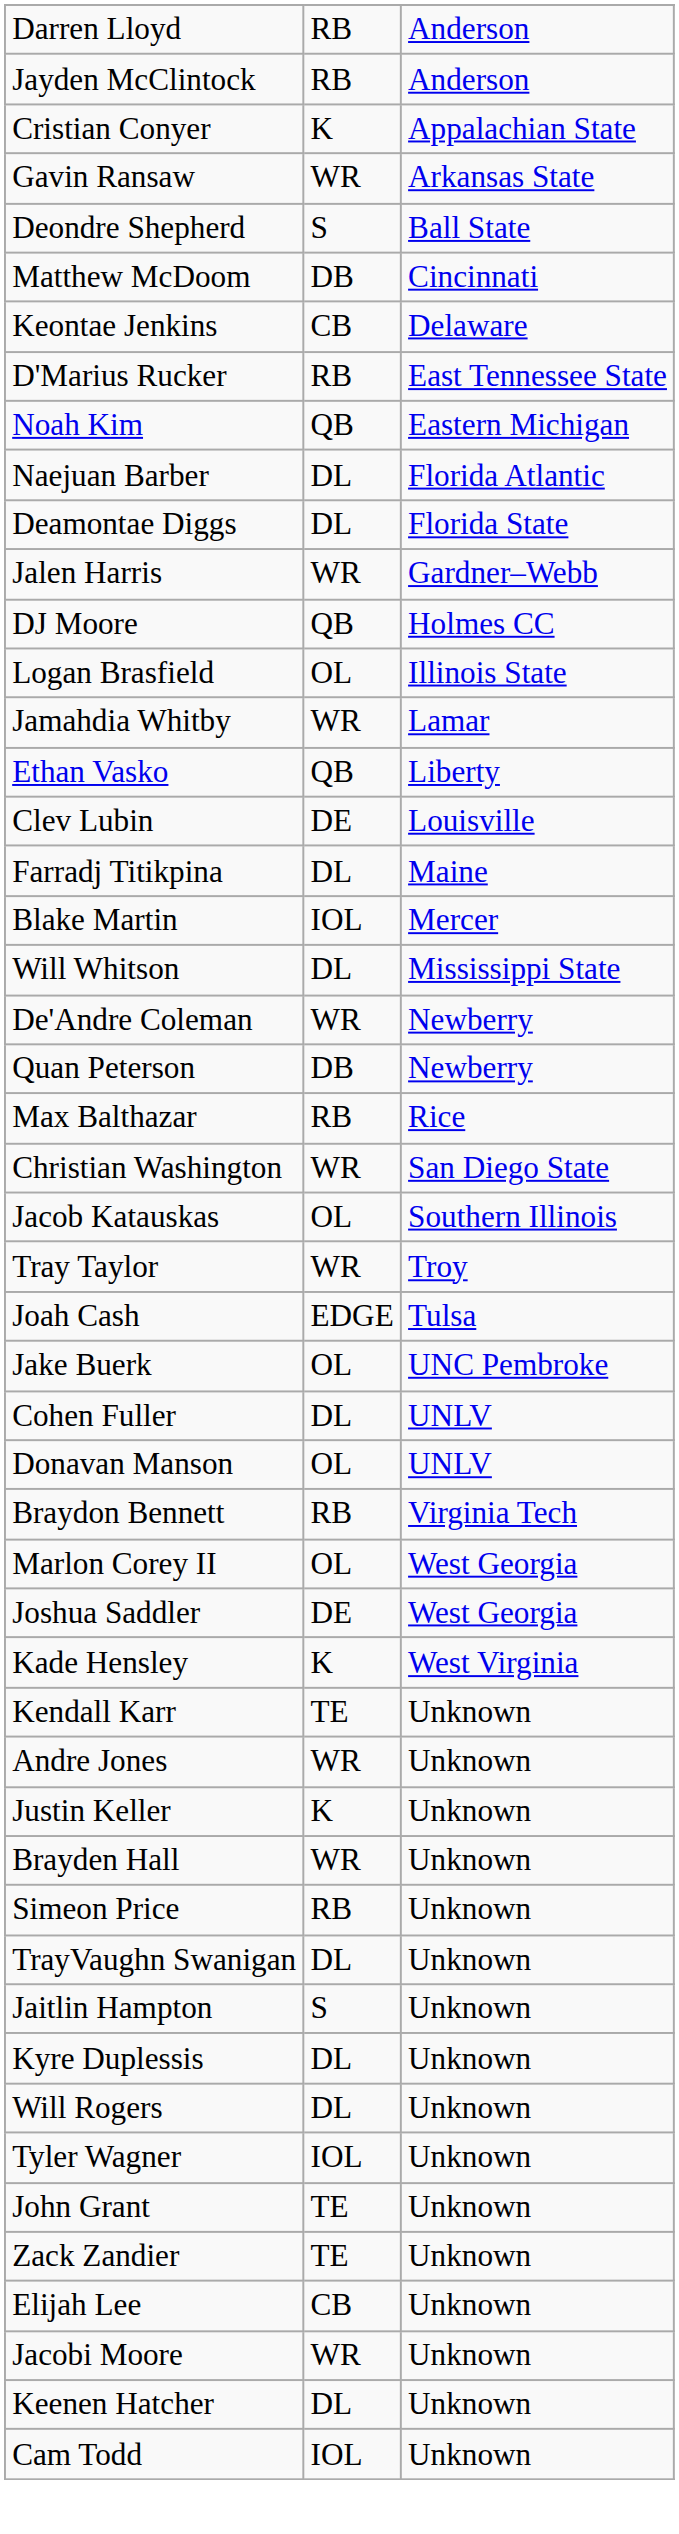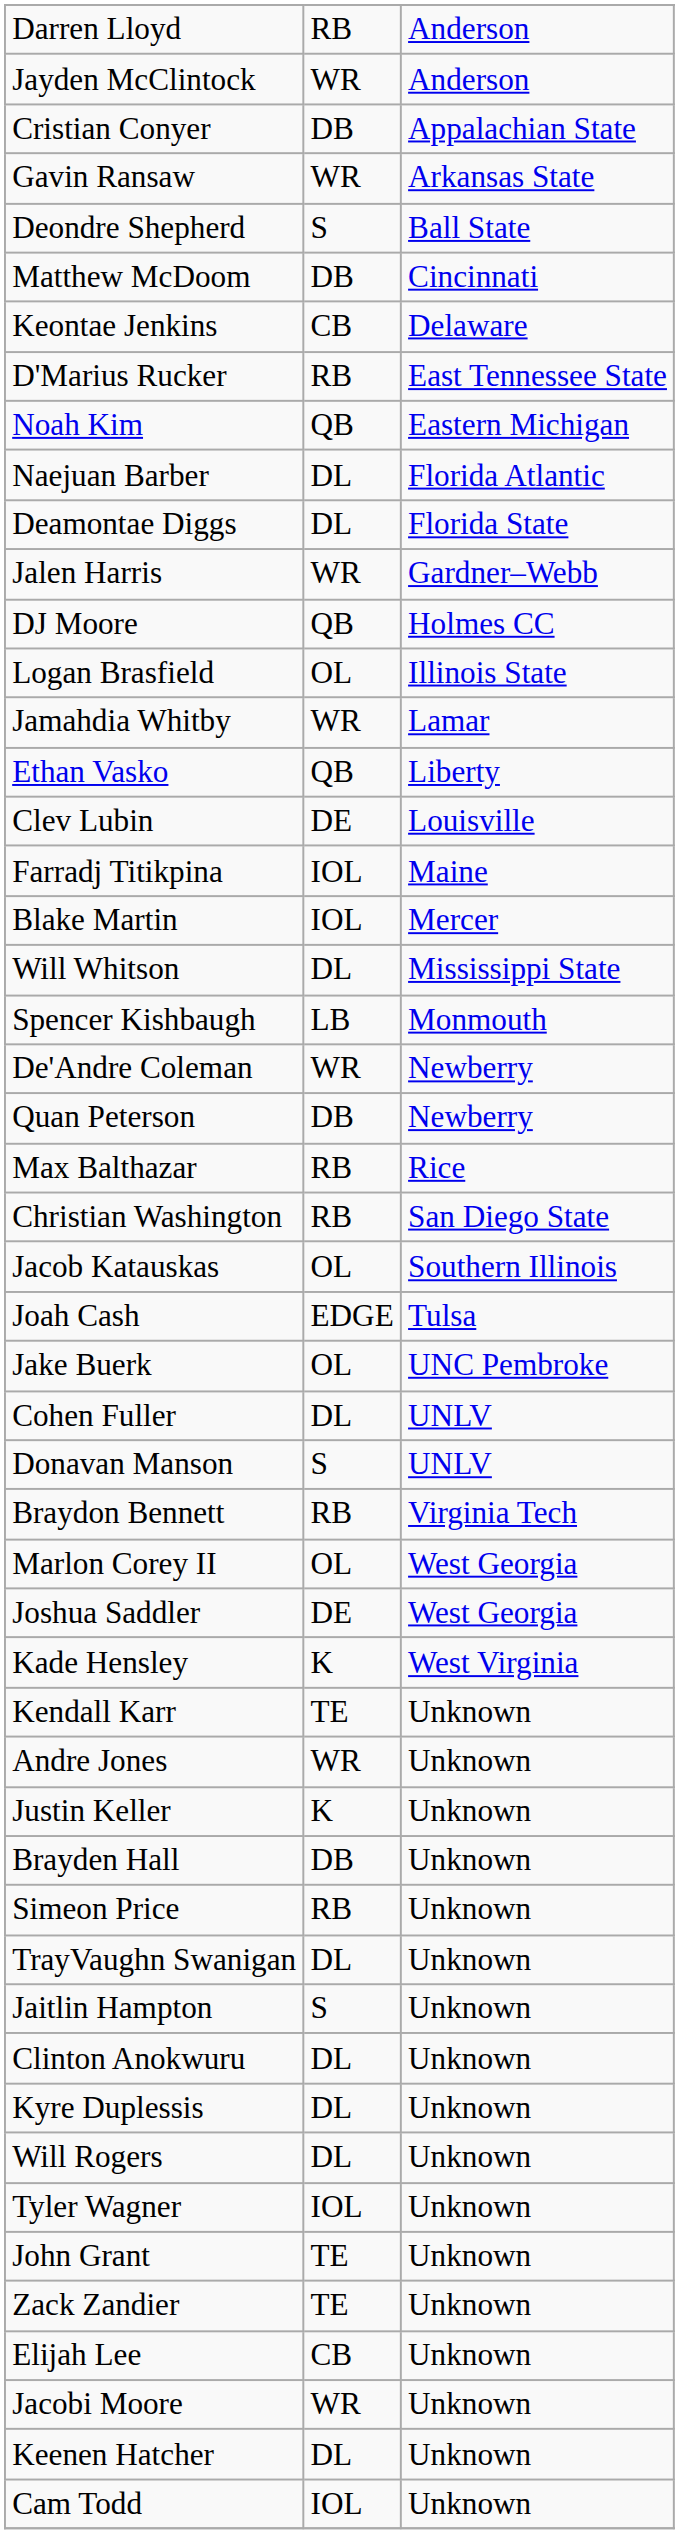(331, 78) RB -> (336, 78) WR
(322, 128) K -> (332, 128) DB
(331, 870) DL -> (337, 870) IOL
+ row: (134, 1018)
(336, 1167) WR -> (331, 1216) RB
- row: (85, 1266)
(331, 1464) OL -> (319, 1464) S
(336, 1860) WR -> (332, 1860) DB
+ row: (129, 2057)
